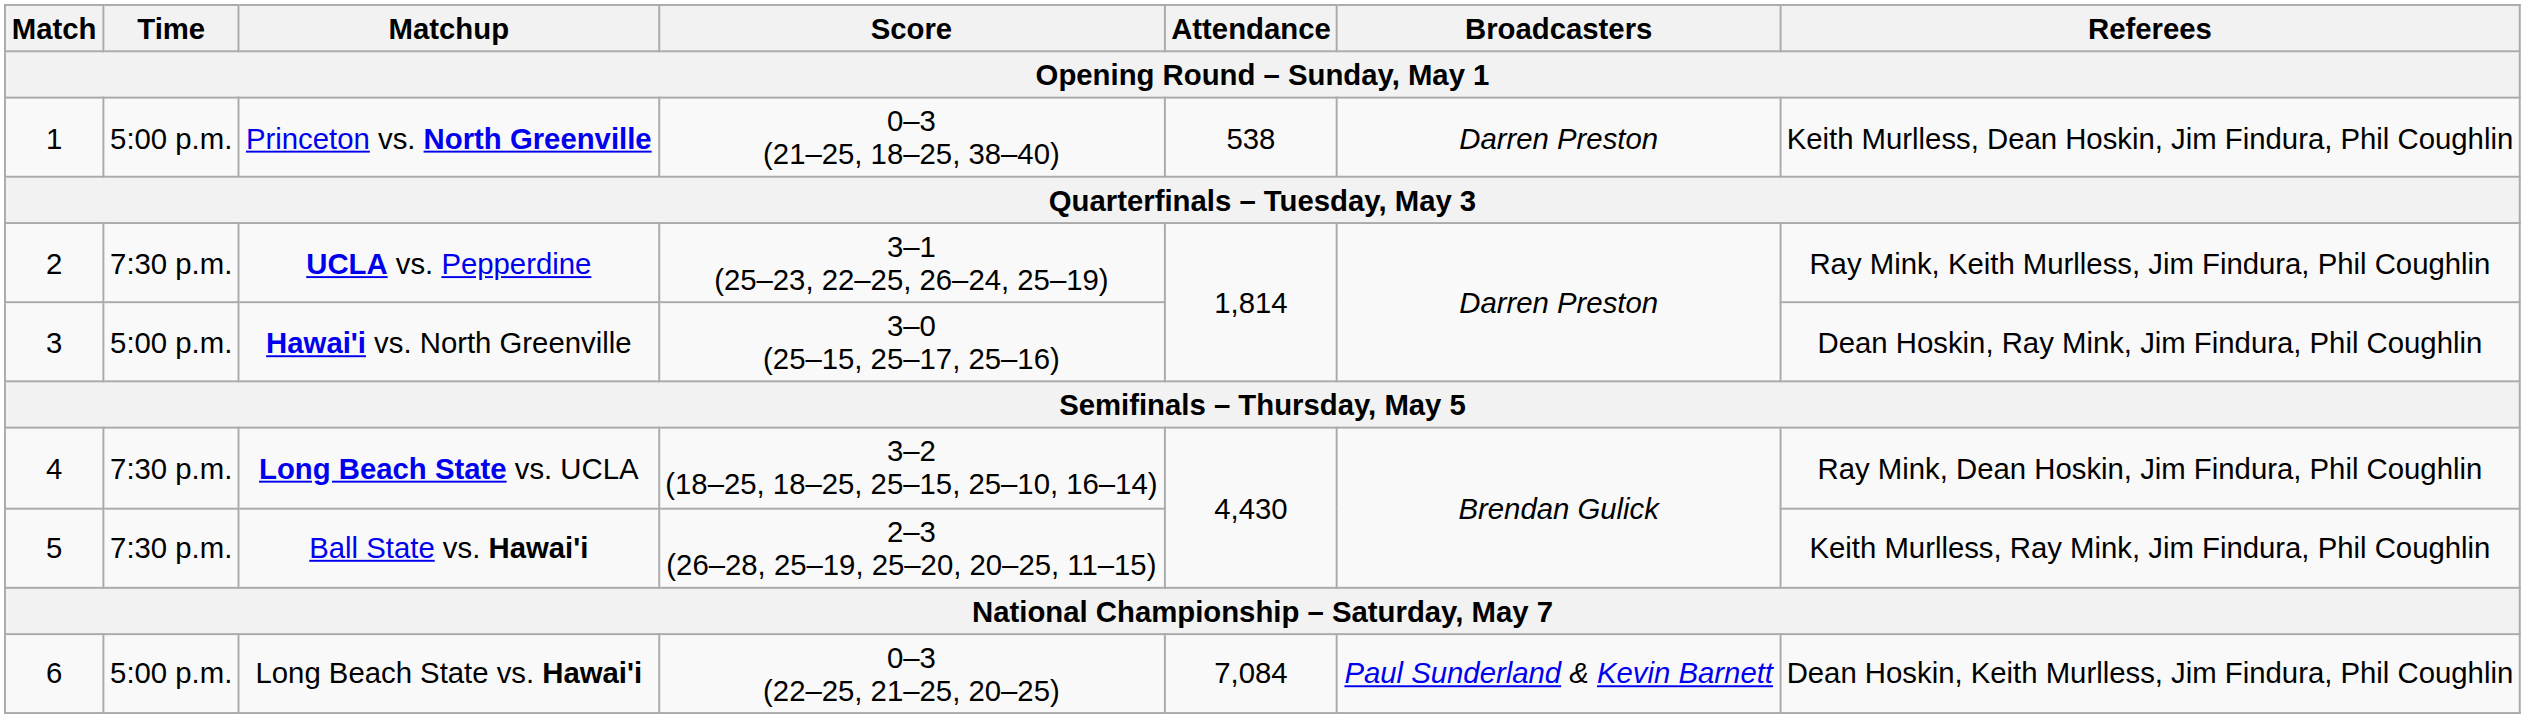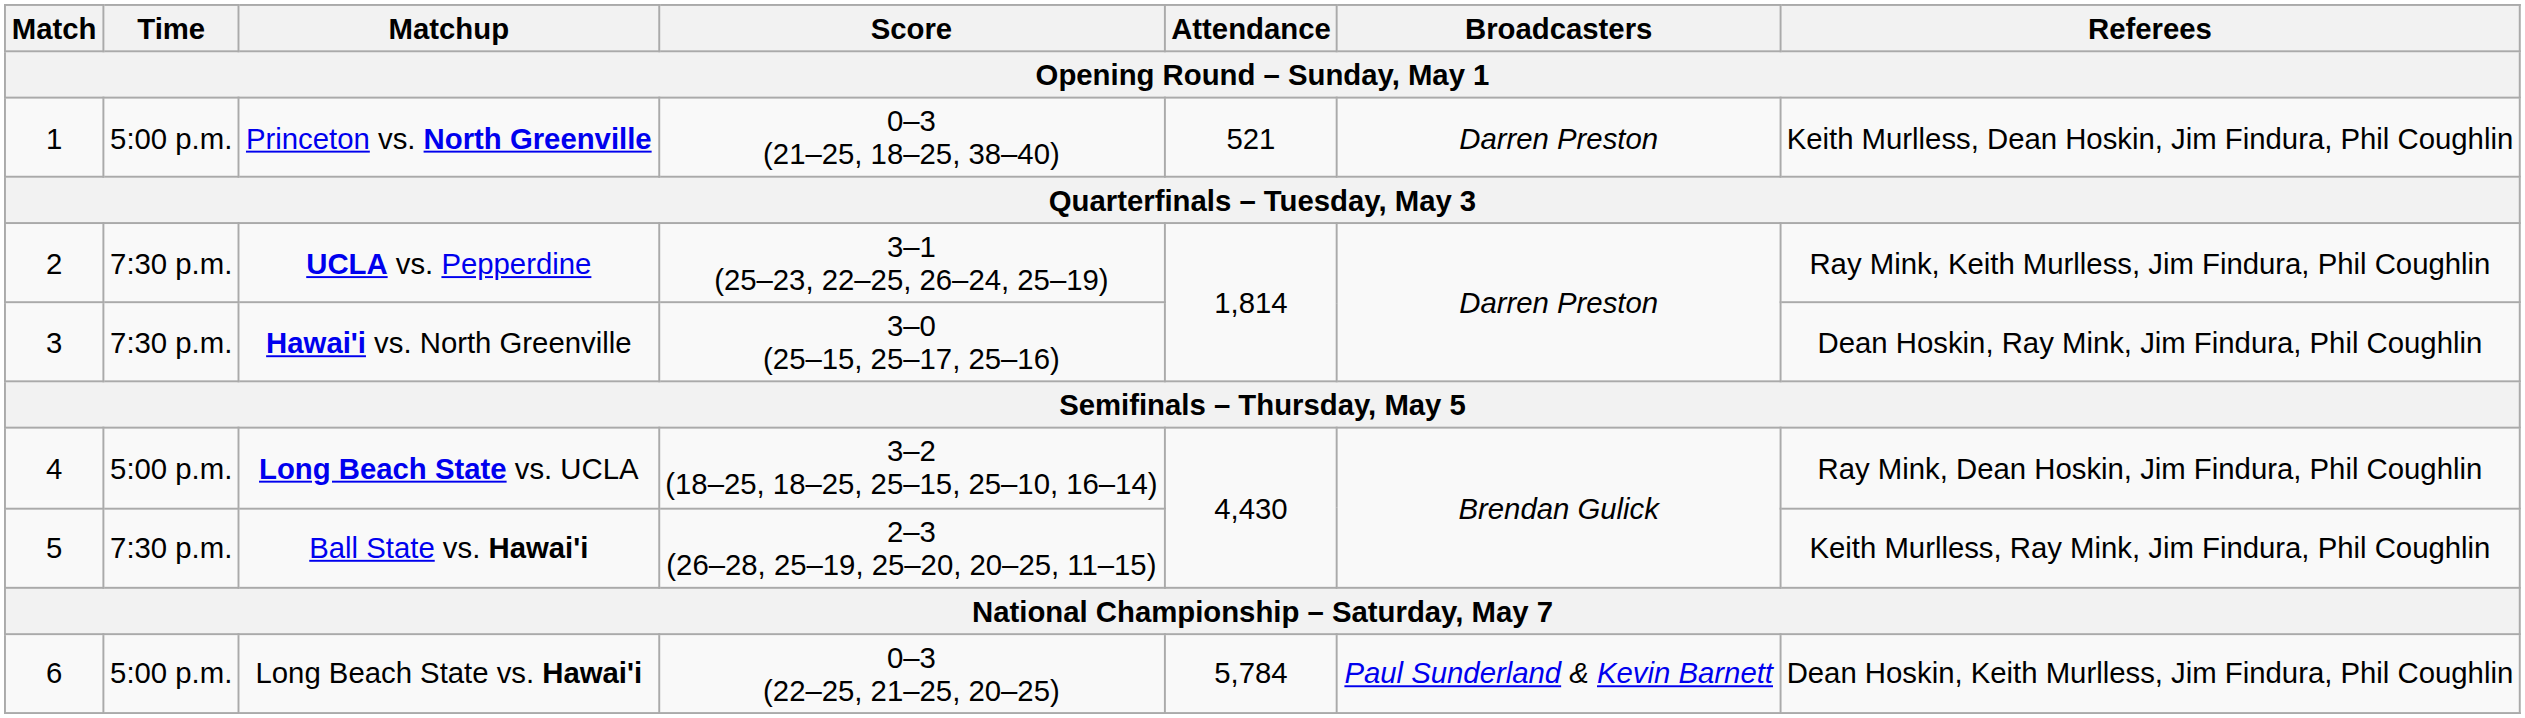(1251, 138) 538 -> (1251, 138) 521
(171, 343) 5:00 p.m. -> (171, 343) 7:30 p.m.
(171, 468) 7:30 p.m. -> (171, 468) 5:00 p.m.
(1251, 673) 7,084 -> (1251, 673) 5,784
